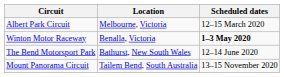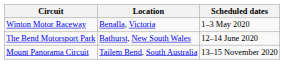- row: (38, 24)
(226, 38) bold -> (225, 24) normal
